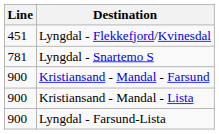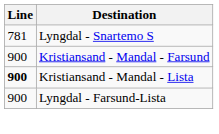- row: (125, 35)
(17, 98) normal -> (17, 77) bold
